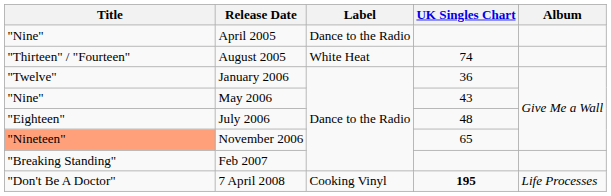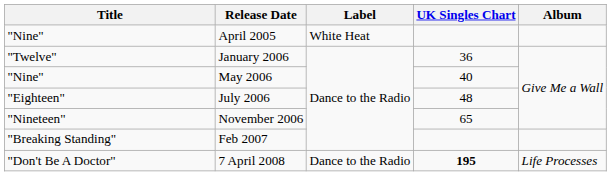(360, 35) Dance to the Radio -> (339, 35) White Heat
- row: (252, 56)
(466, 98) 43 -> (466, 77) 40
(36, 139) lightsalmon background -> (36, 118) no background
(348, 181) Cooking Vinyl -> (360, 160) Dance to the Radio
